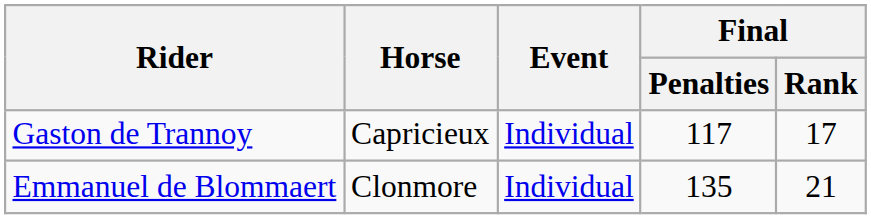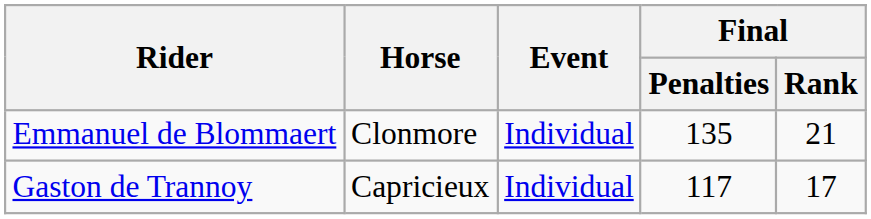rows swapped: (174, 186) <-> (132, 134)
